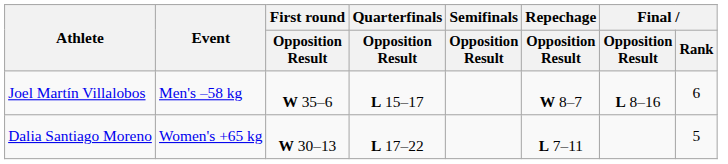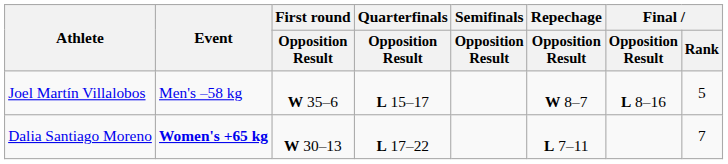(696, 93) 6 -> (702, 93) 5
(211, 136) normal -> (213, 136) bold
(696, 136) 5 -> (702, 136) 7
